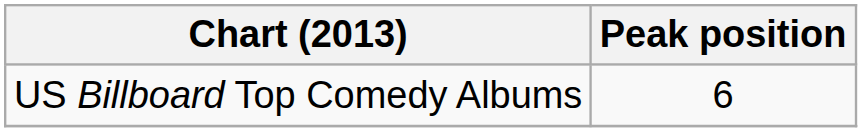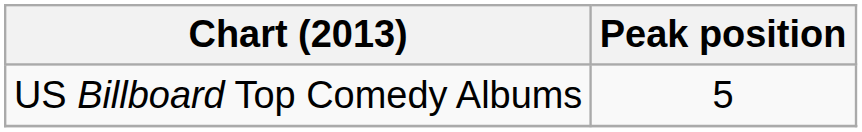(723, 94) 6 -> (723, 94) 5
